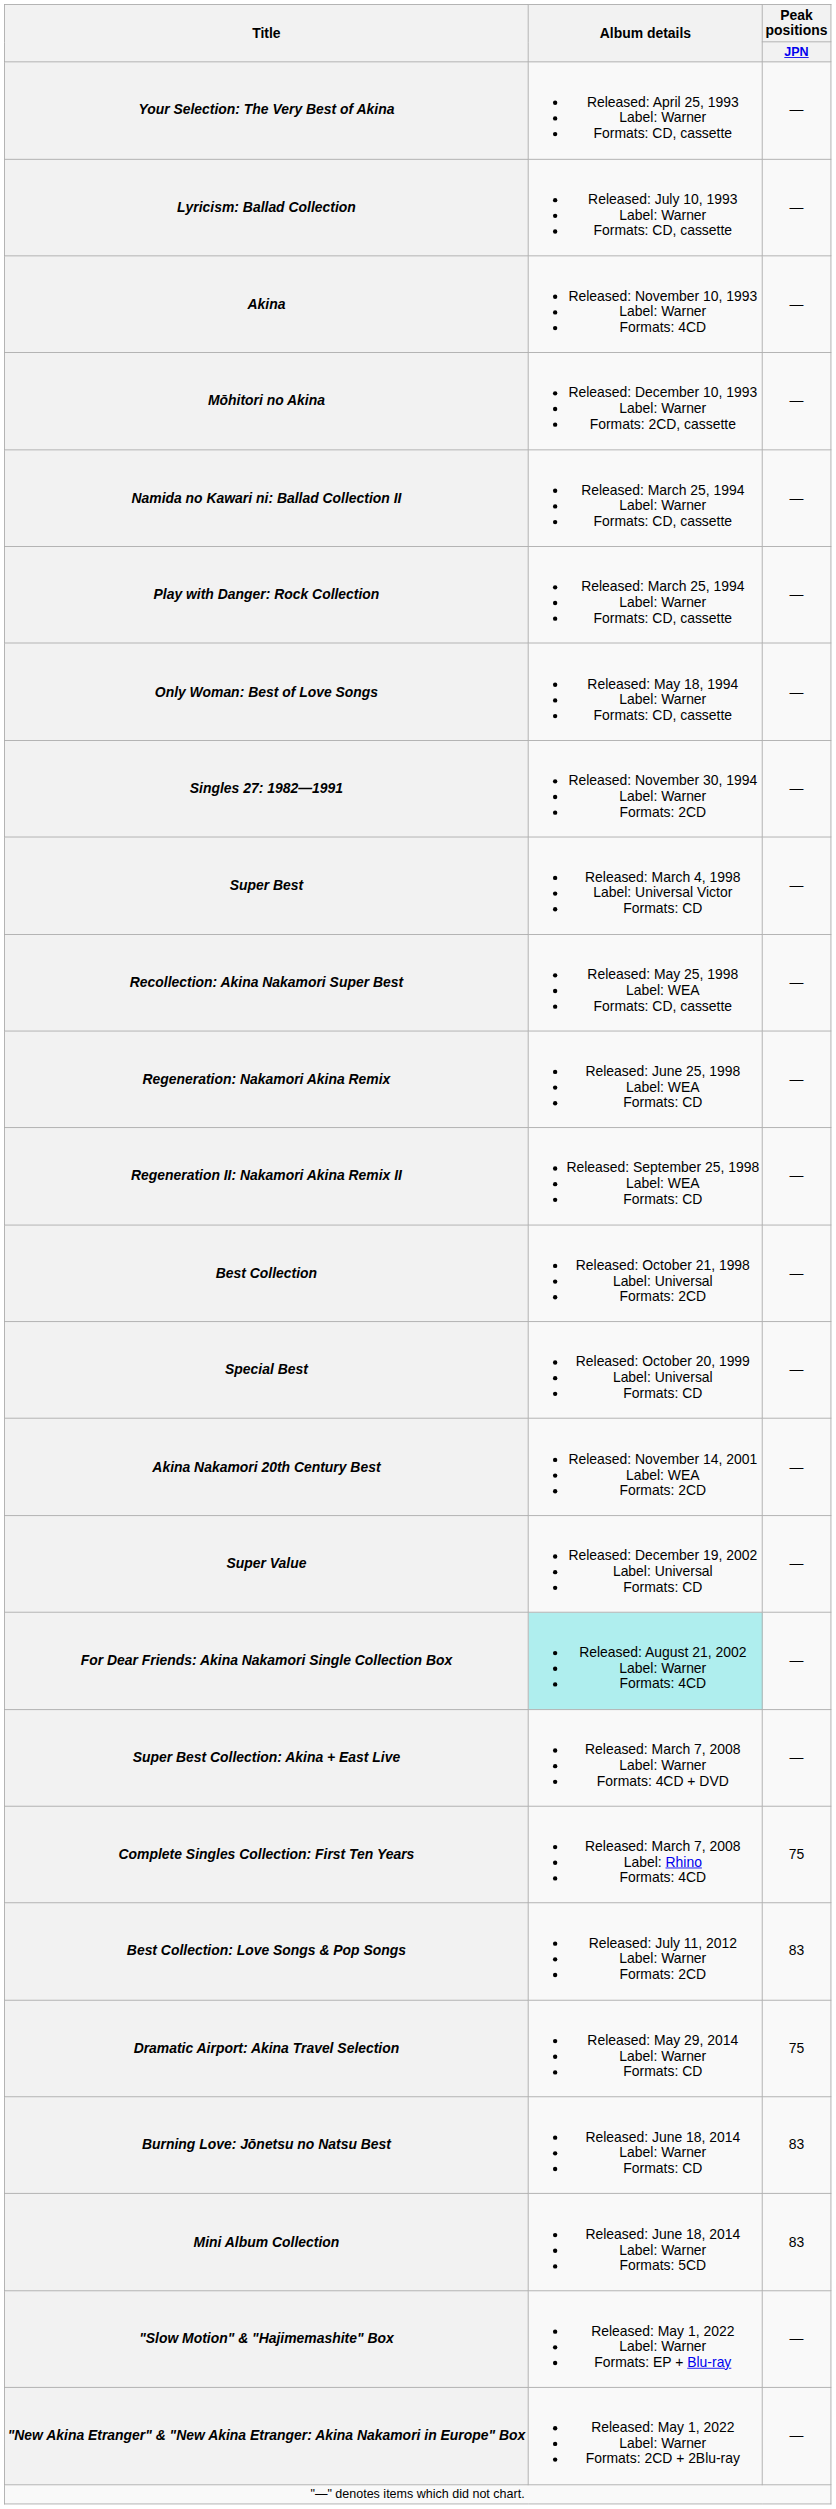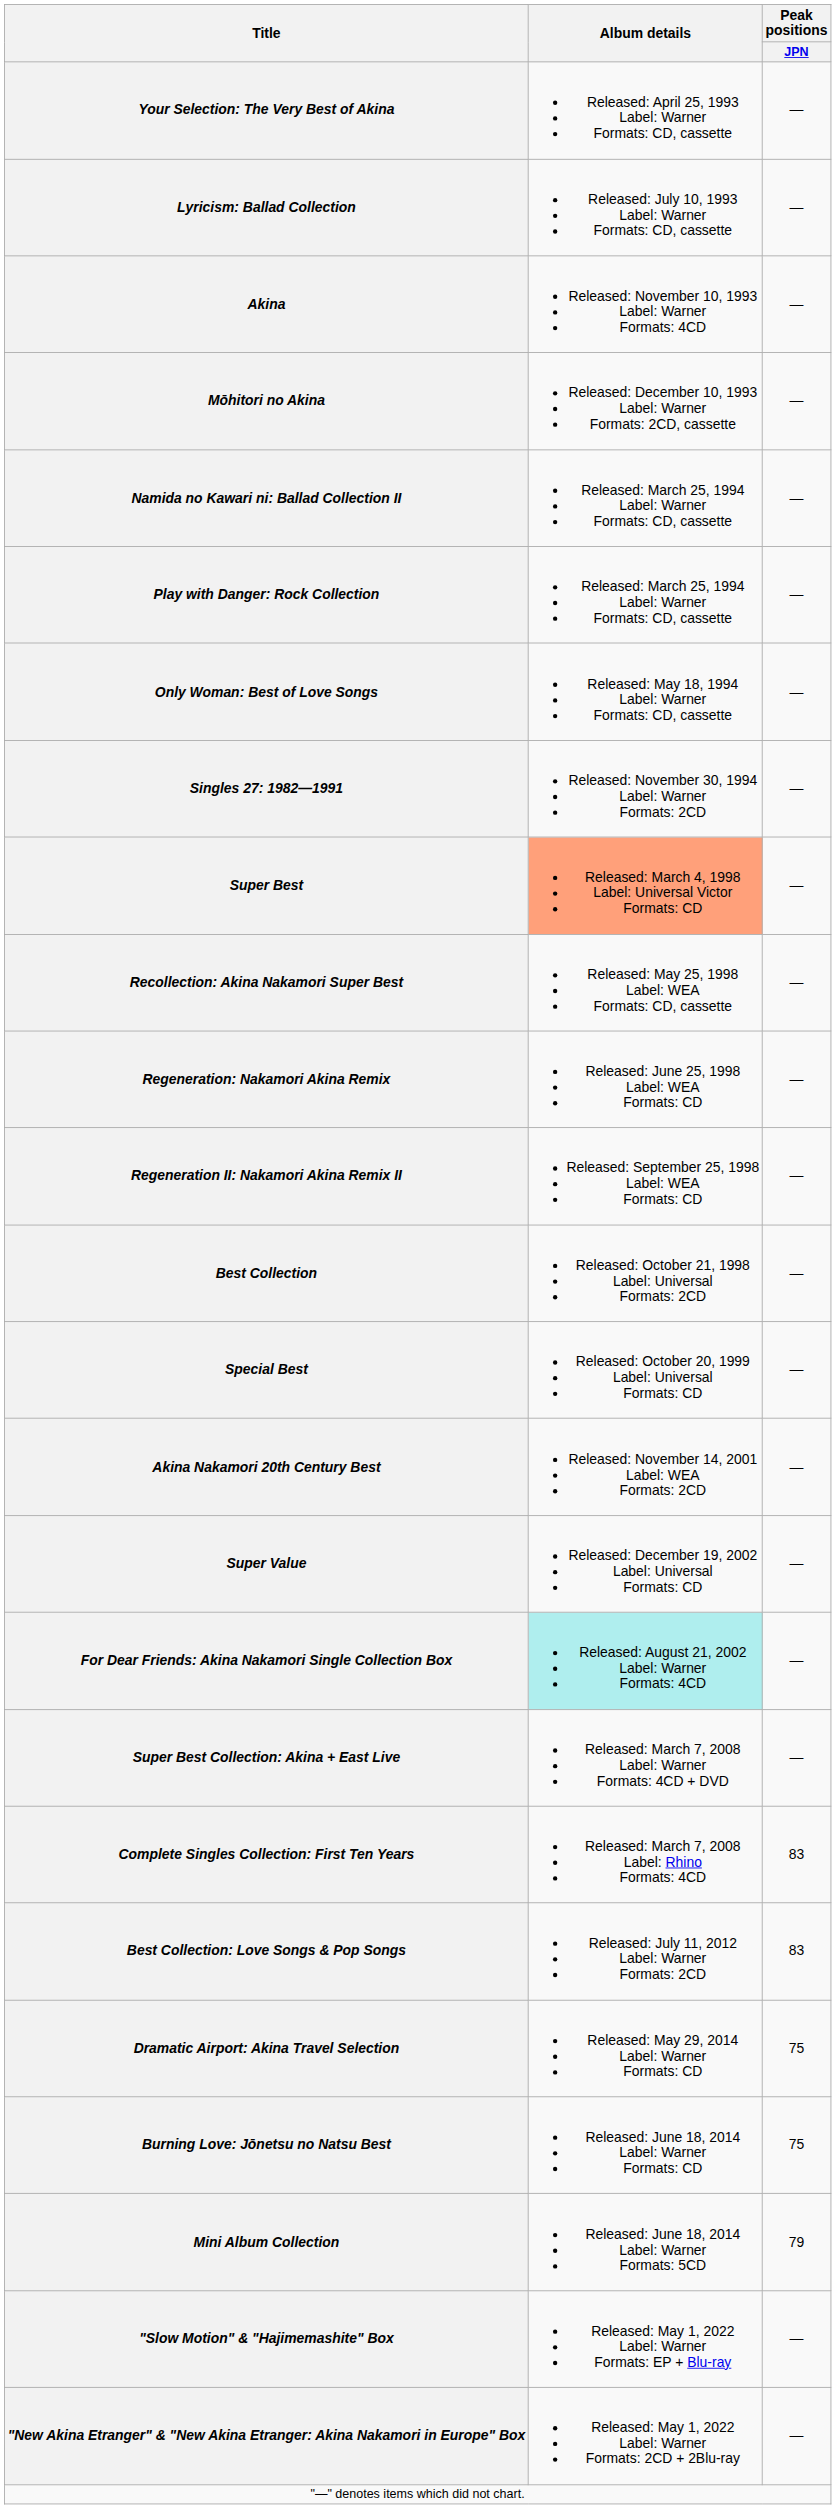(645, 893) no background -> (645, 893) lightsalmon background
(796, 1854) 75 -> (796, 1854) 83
(796, 2145) 83 -> (796, 2145) 75
(796, 2242) 83 -> (796, 2242) 79
